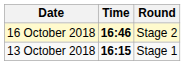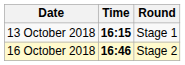rows swapped: (51, 51) <-> (51, 32)
